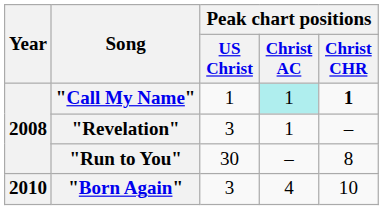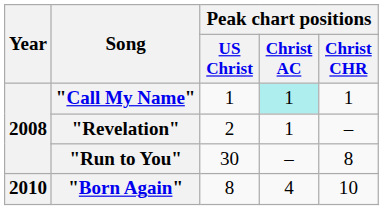(348, 98) bold -> (348, 98) normal
(230, 128) 3 -> (230, 128) 2
(230, 188) 3 -> (230, 188) 8
